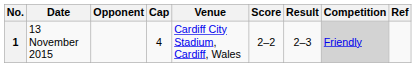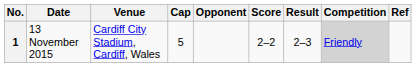columns swapped: (210, 13) <-> (119, 13)
(159, 42) 4 -> (181, 42) 5
